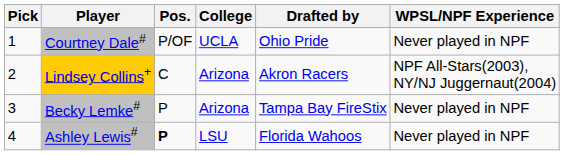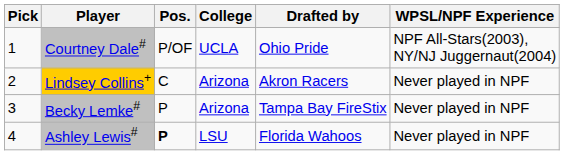(461, 41) Never played in NPF -> (475, 47) NPF All-Stars(2003), NY/NJ Juggernaut(2004)
(475, 75) NPF All-Stars(2003), NY/NJ Juggernaut(2004) -> (461, 81) Never played in NPF
